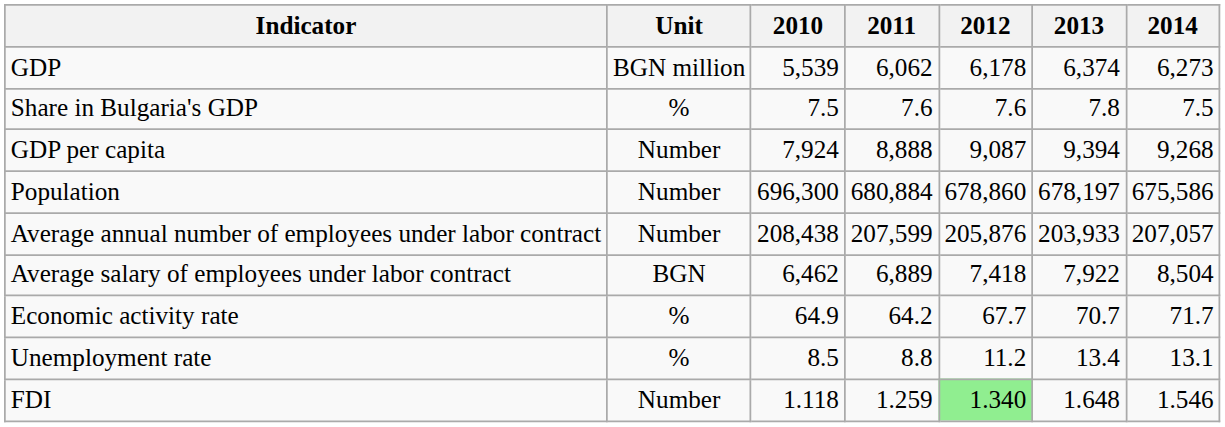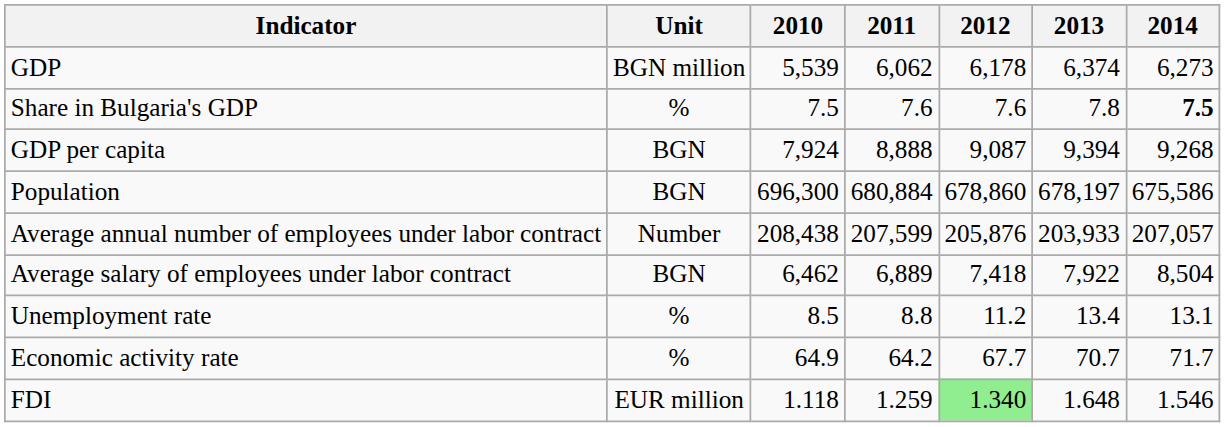(1198, 108) normal -> (1198, 108) bold
(679, 150) Number -> (679, 150) BGN
(679, 191) Number -> (679, 191) BGN
rows swapped: (125, 316) <-> (111, 358)
(679, 399) Number -> (679, 399) EUR million
